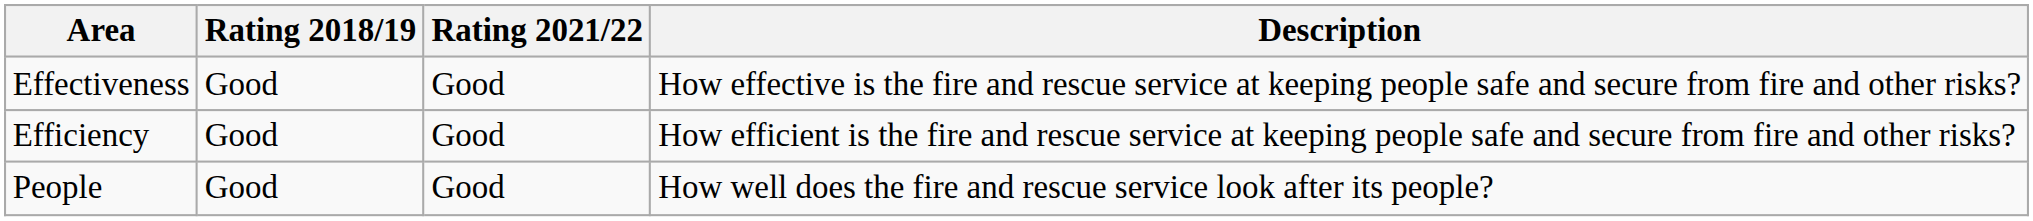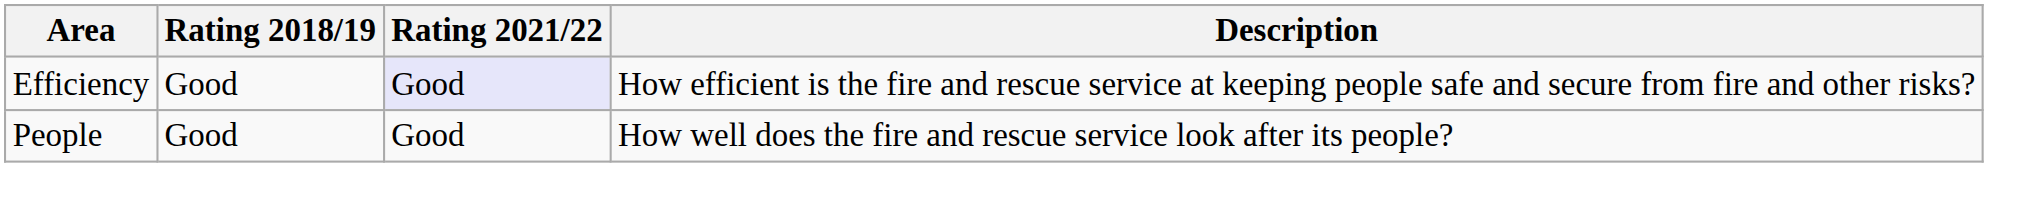- row: (101, 82)
(468, 135) no background -> (428, 82) lavender background
